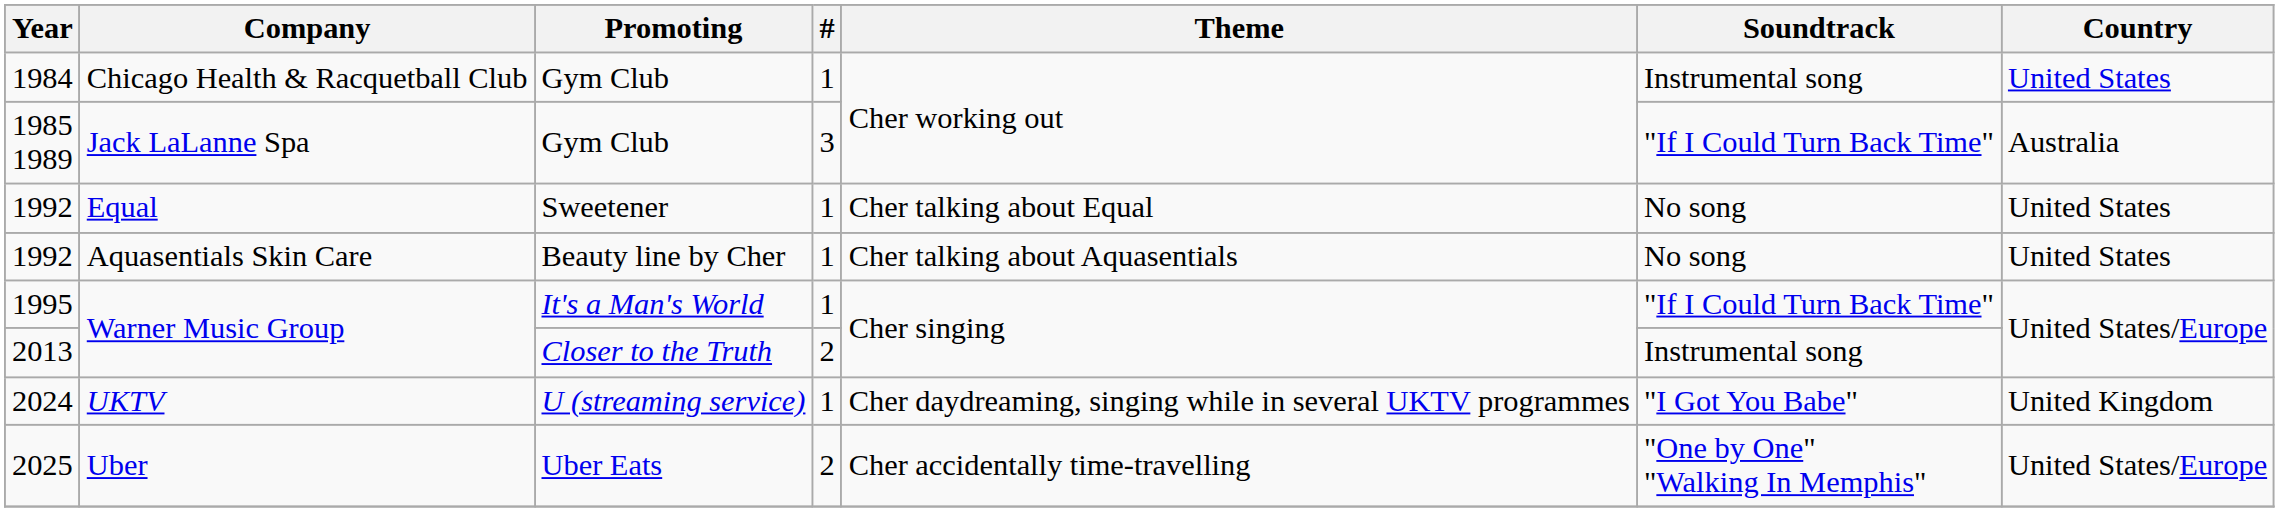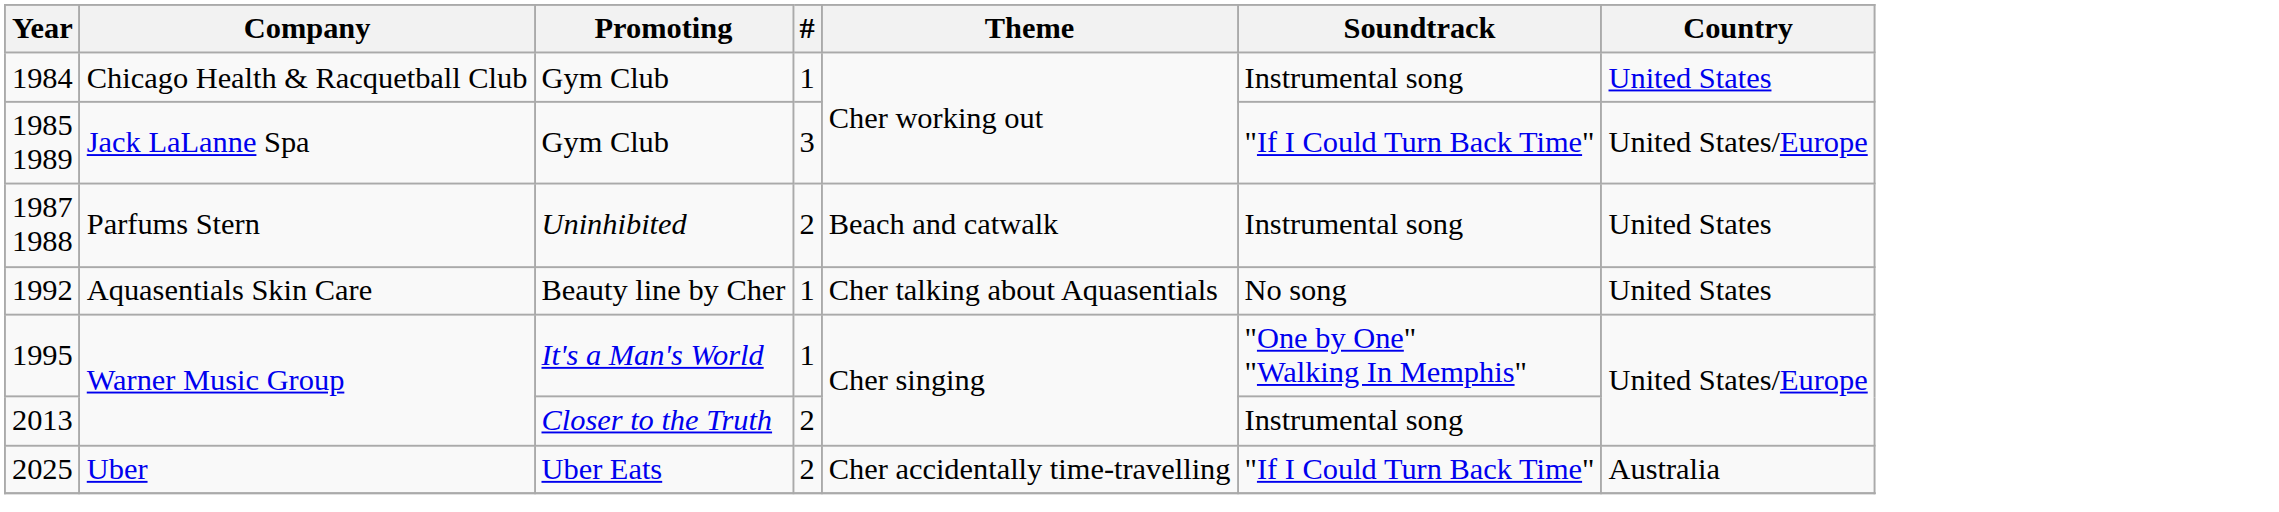(2064, 142) Australia -> (1738, 142) United States/Europe
+ row: (42, 224)
- row: (42, 207)
(1819, 303) "If I Could Turn Back Time" -> (1386, 355) "One by One" "Walking In Memphis"
- row: (42, 400)
(1785, 465) "One by One" "Walking In Memphis" -> (1420, 468) "If I Could Turn Back Time"
(2138, 465) United States/Europe -> (1664, 468) Australia
